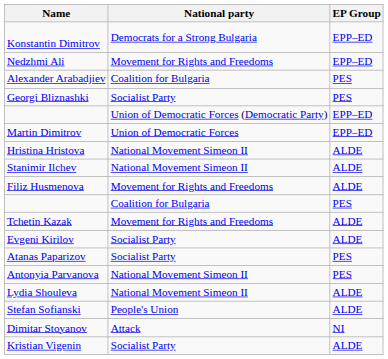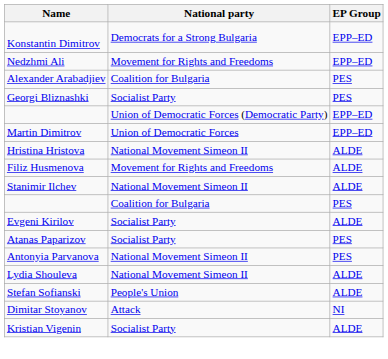rows swapped: (45, 185) <-> (42, 168)
- row: (39, 221)
